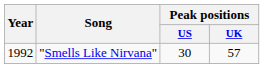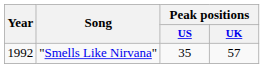(185, 53) 30 -> (185, 53) 35
